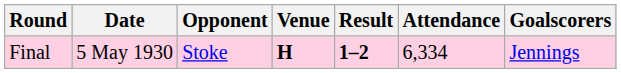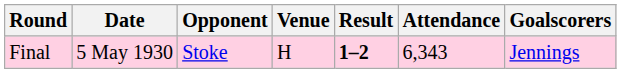(285, 52) bold -> (284, 52) normal
(425, 52) 6,334 -> (425, 52) 6,343
